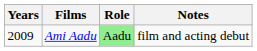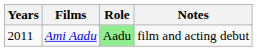(21, 35) 2009 -> (20, 35) 2011
